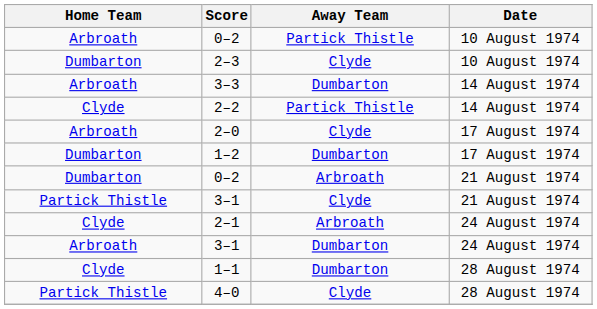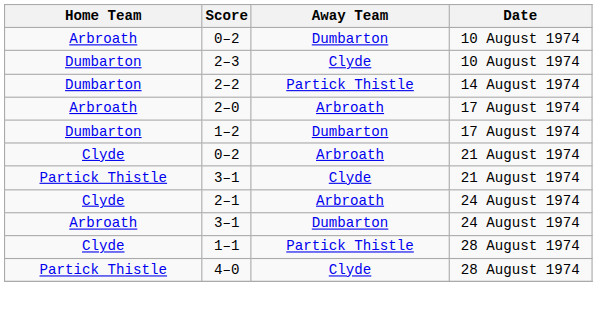(350, 39) Partick Thistle -> (350, 39) Dumbarton
- row: (227, 85)
(103, 108) Clyde -> (103, 85) Dumbarton
(350, 132) Clyde -> (350, 108) Arbroath
(103, 178) Dumbarton -> (103, 155) Clyde
(350, 270) Dumbarton -> (350, 247) Partick Thistle
